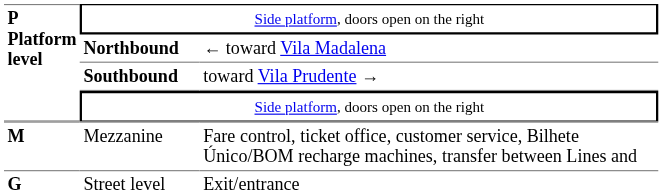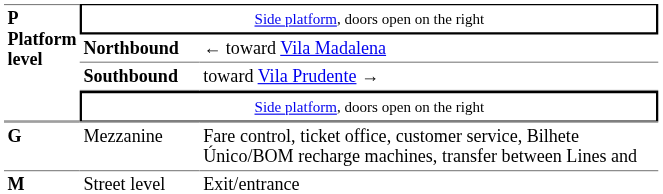(16, 136) M -> (14, 136) G
(14, 184) G -> (16, 184) M
